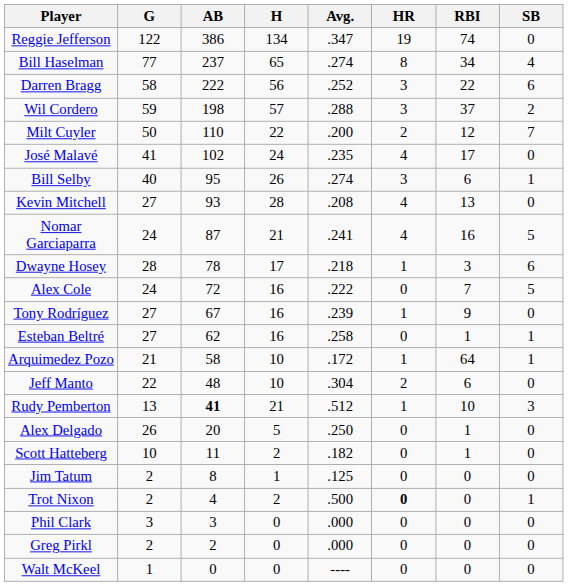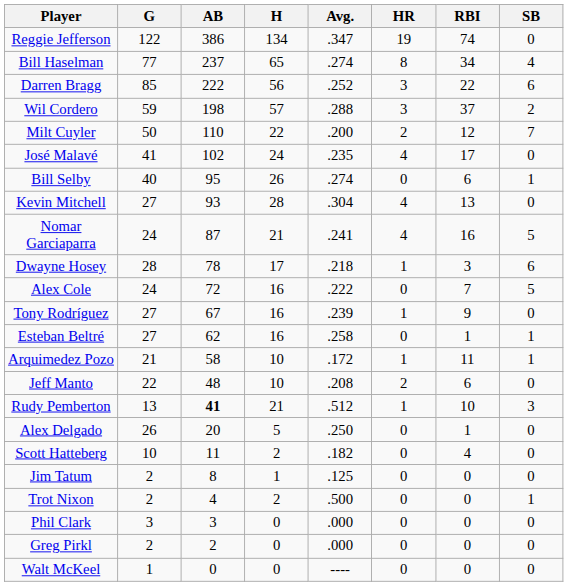(149, 86) 58 -> (149, 86) 85
(404, 179) 3 -> (404, 179) 0
(340, 202) .208 -> (340, 202) .304
(467, 359) 64 -> (467, 359) 11
(340, 382) .304 -> (340, 382) .208
(467, 452) 1 -> (467, 452) 4
(404, 499) bold -> (404, 499) normal
